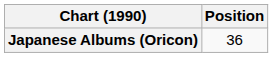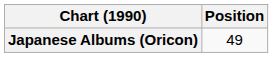(235, 40) 36 -> (235, 40) 49
